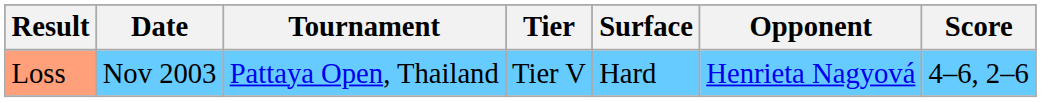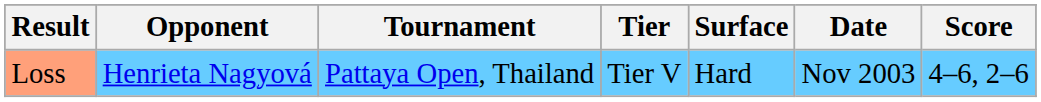columns swapped: (160, 27) <-> (811, 27)
